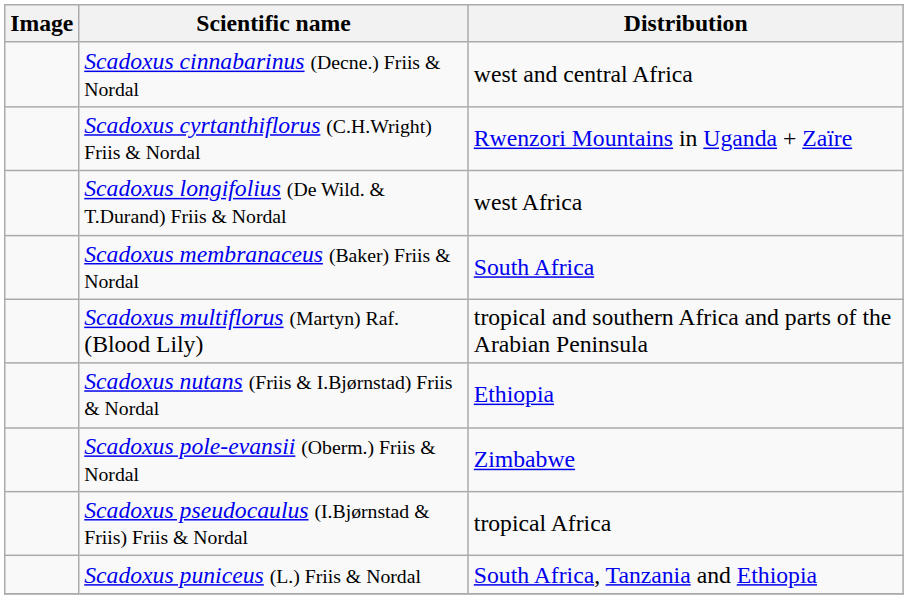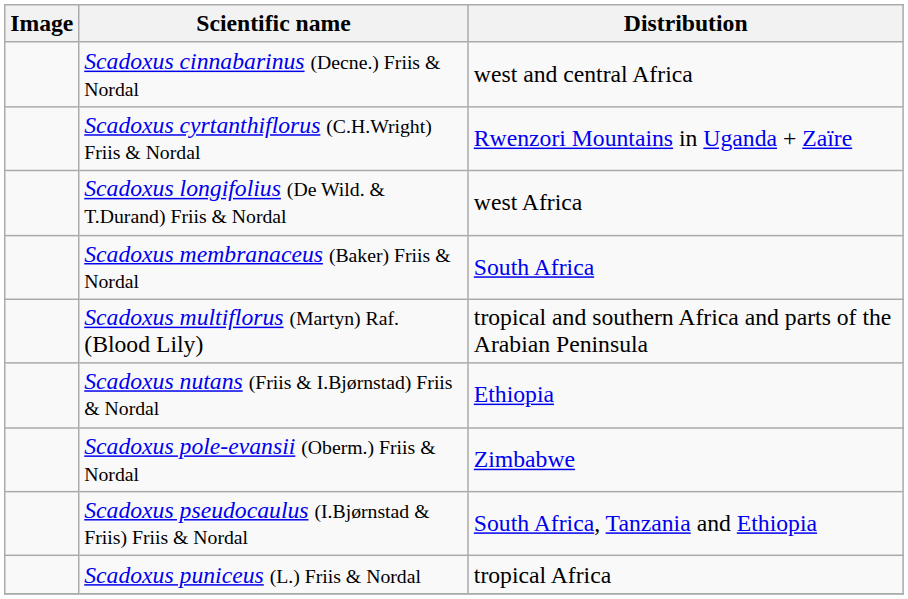(543, 523) tropical Africa -> (645, 523) South Africa, Tanzania and Ethiopia
(645, 574) South Africa, Tanzania and Ethiopia -> (543, 574) tropical Africa
